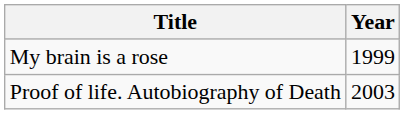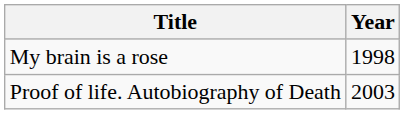(373, 56) 1999 -> (373, 56) 1998
